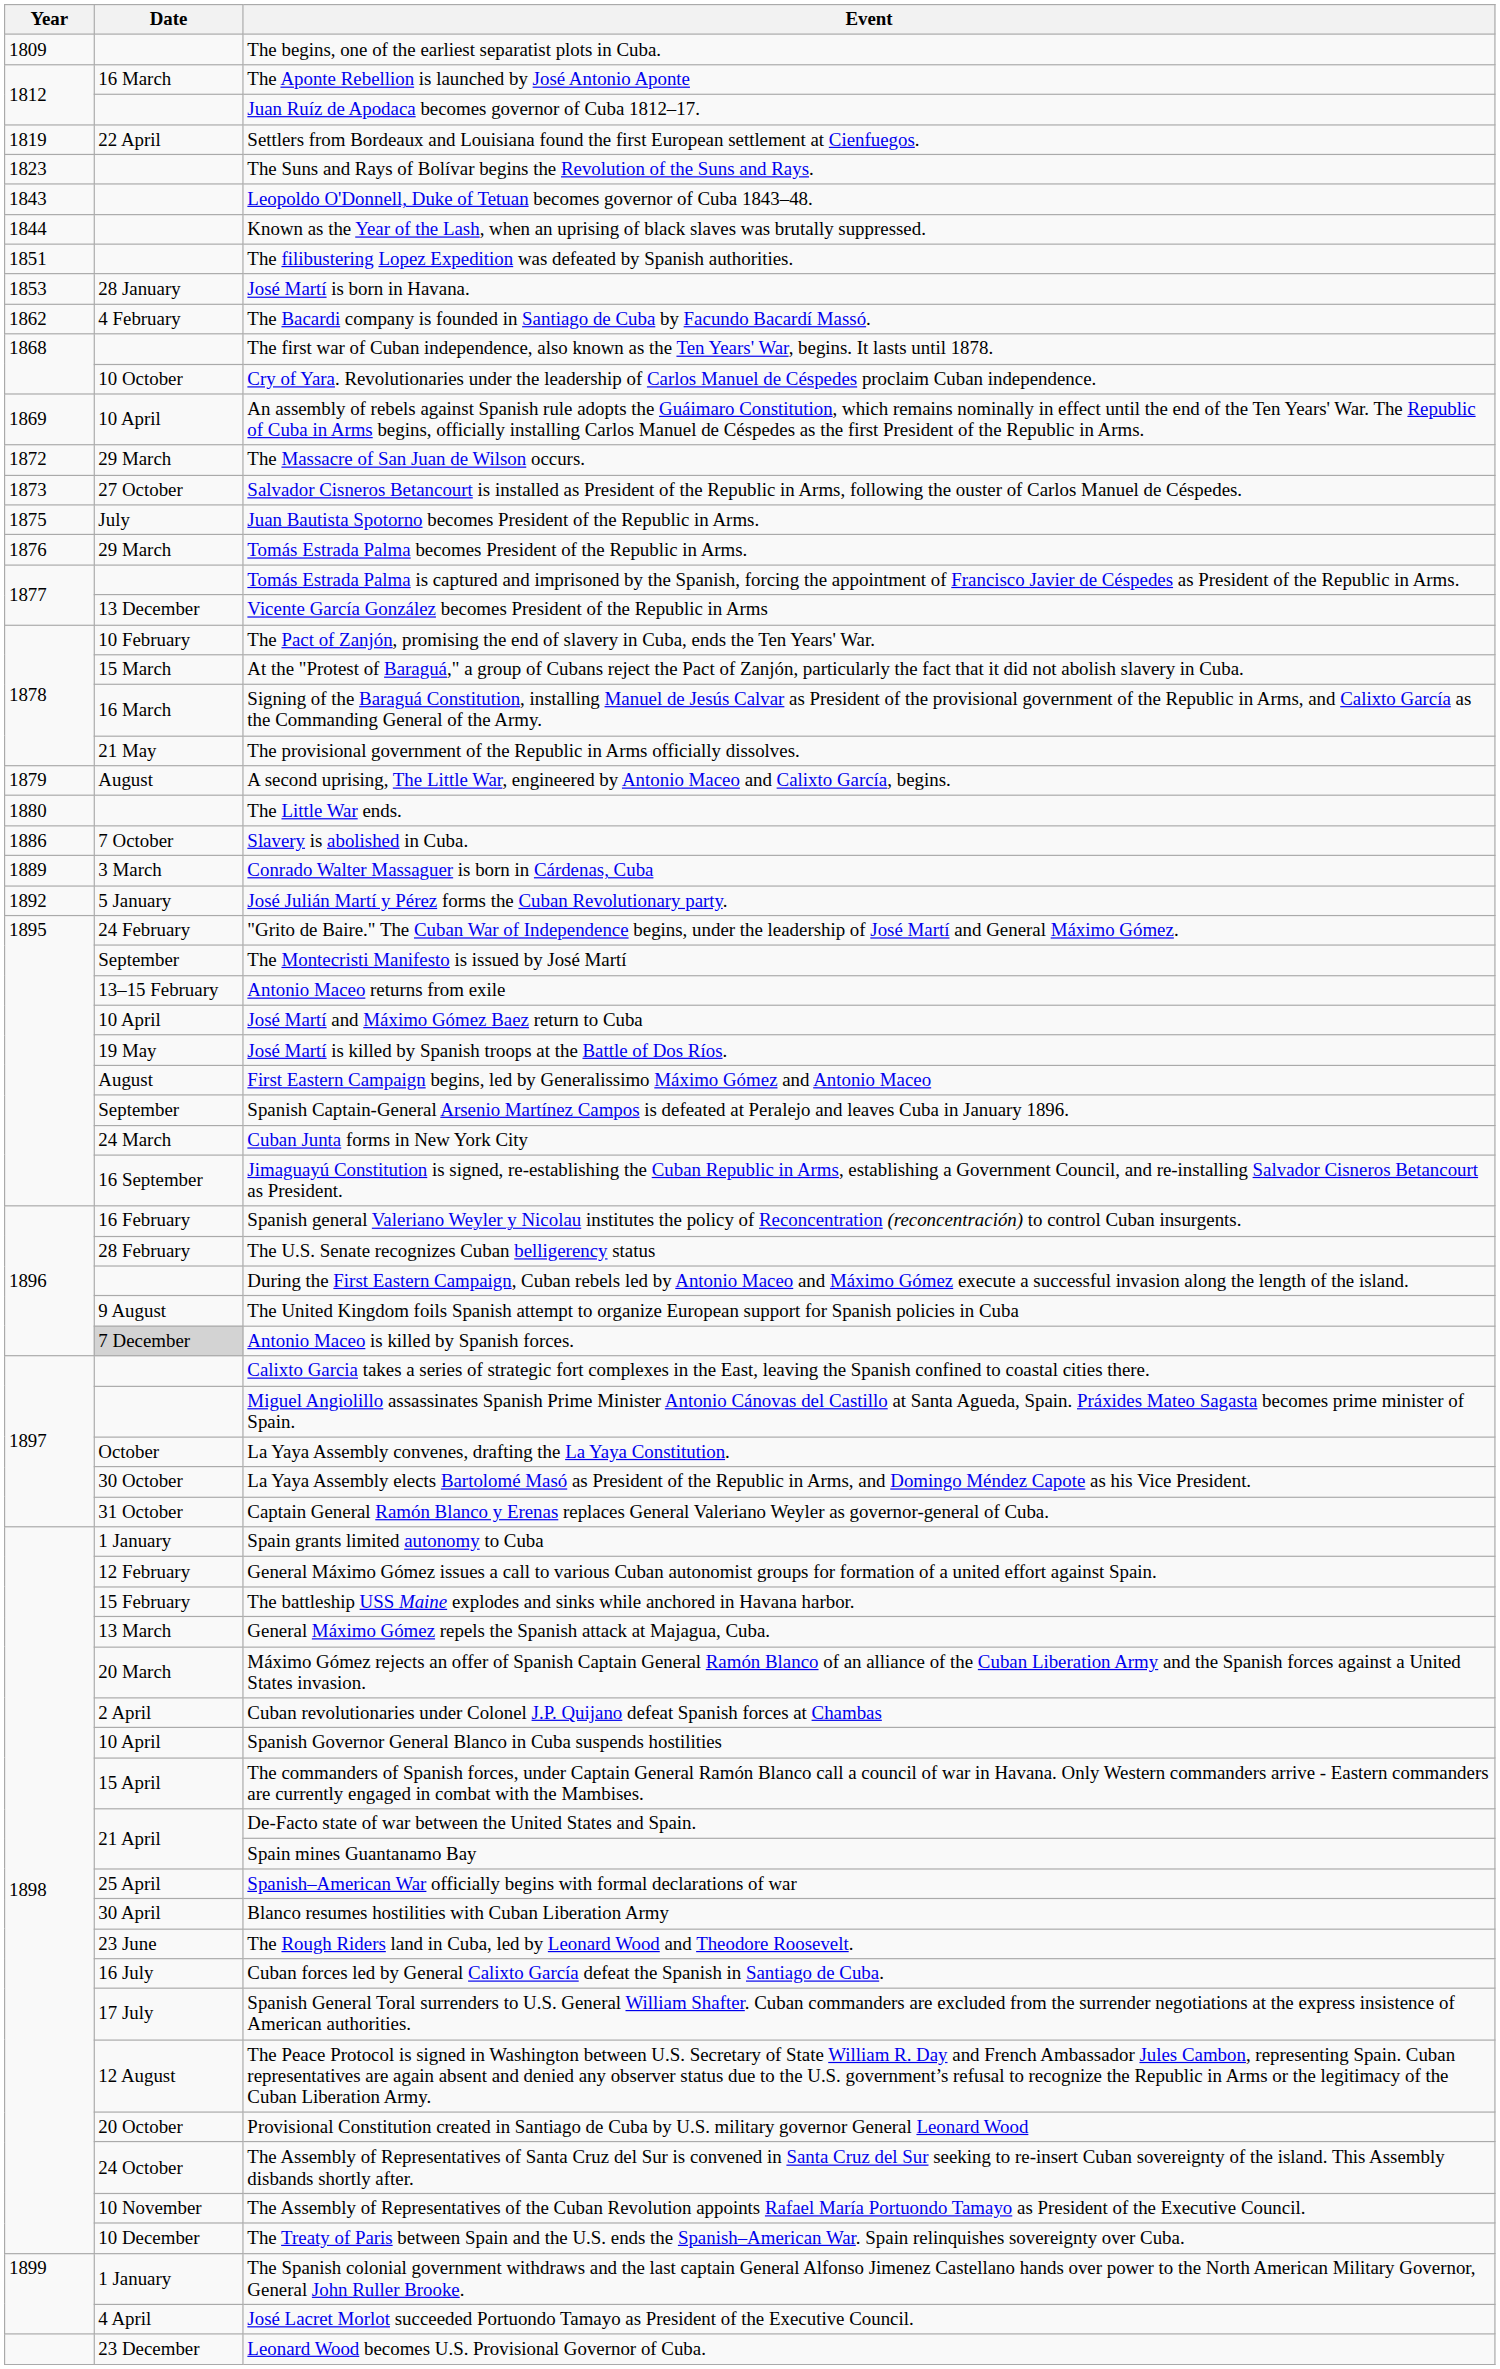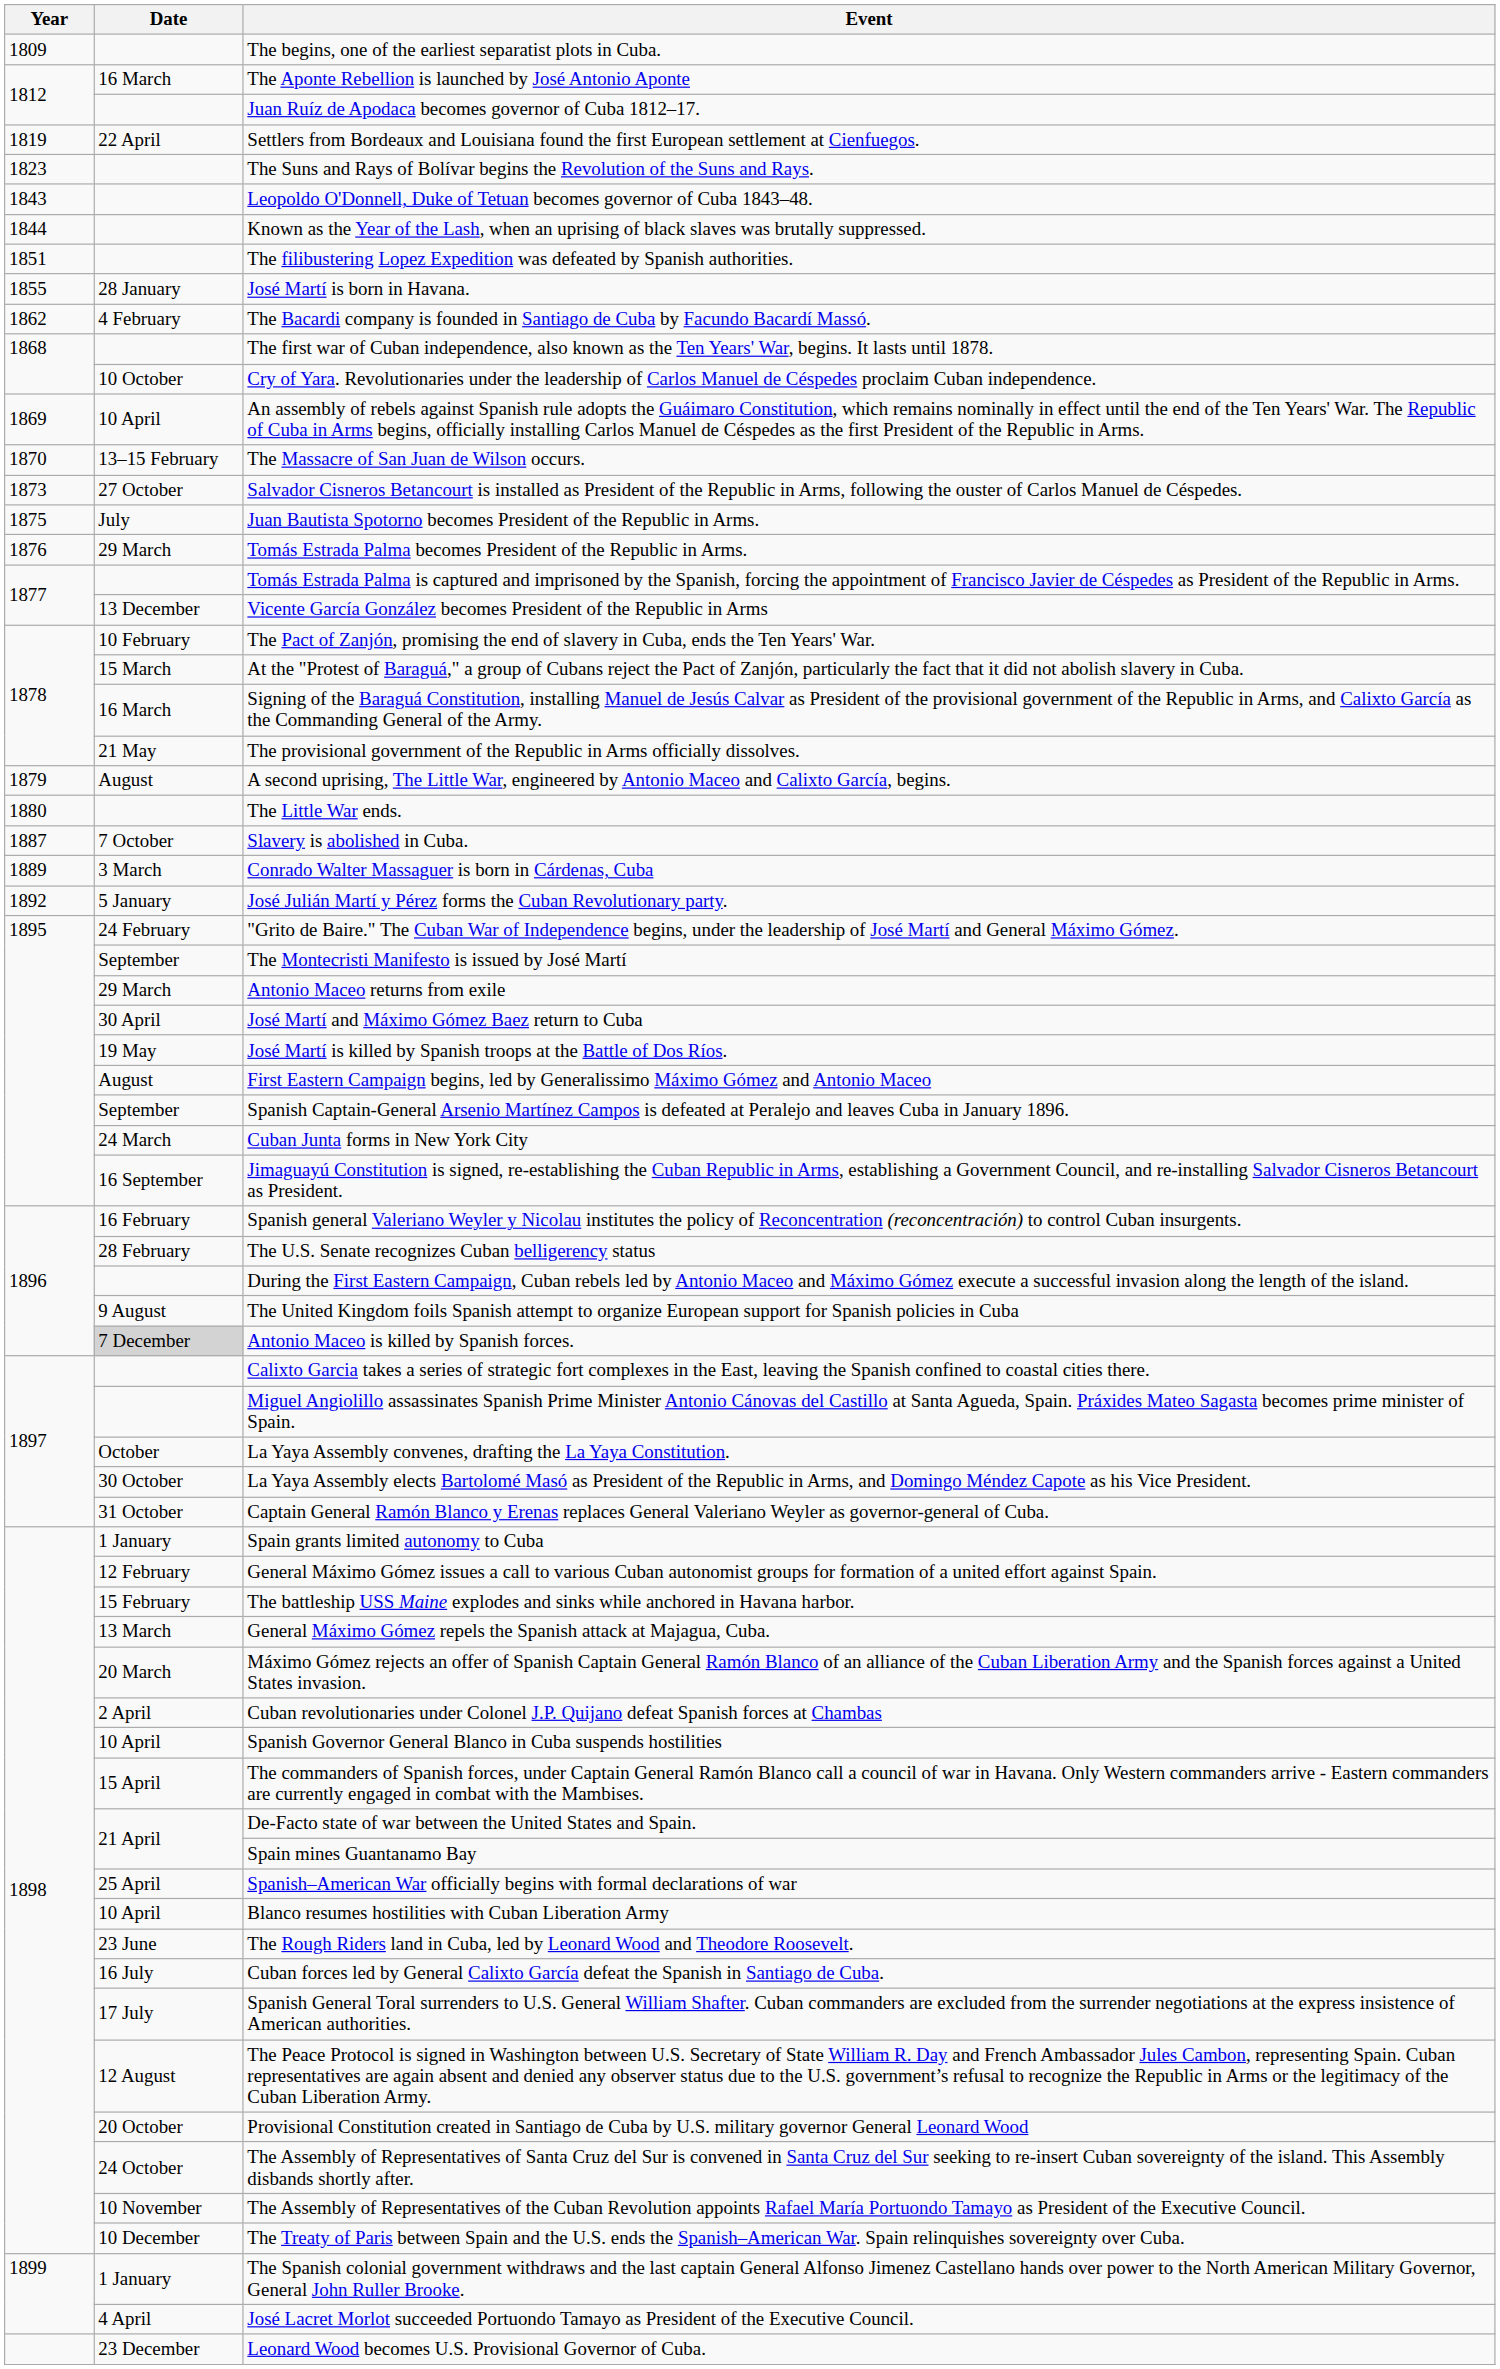(28, 288) 1853 -> (28, 288) 1855
(28, 459) 1872 -> (28, 459) 1870
(135, 459) 29 March -> (158, 459) 13–15 February
(28, 840) 1886 -> (28, 840) 1887
(158, 990) 13–15 February -> (135, 990) 29 March
(130, 1020) 10 April -> (130, 1020) 30 April
(130, 1913) 30 April -> (130, 1913) 10 April
